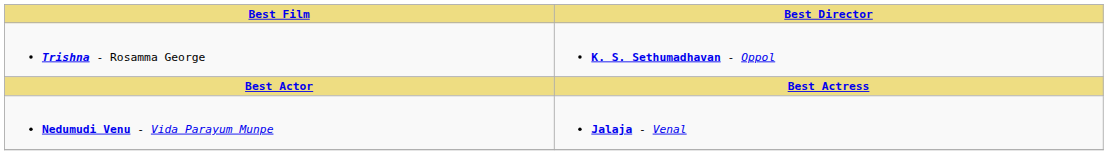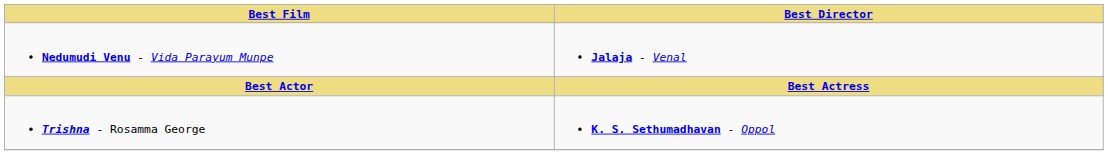rows swapped: (279, 56) <-> (279, 129)
